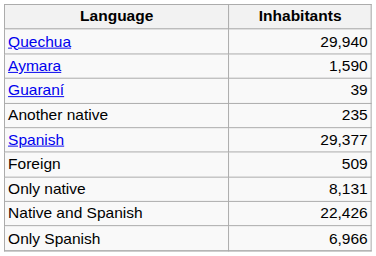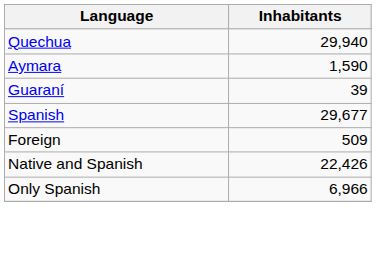- row: (58, 115)
(344, 139) 29,377 -> (344, 115) 29,677
- row: (47, 189)
